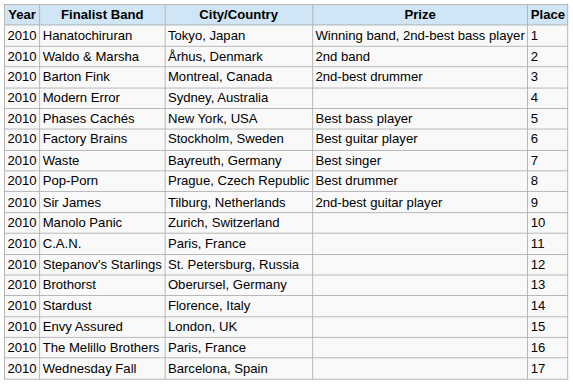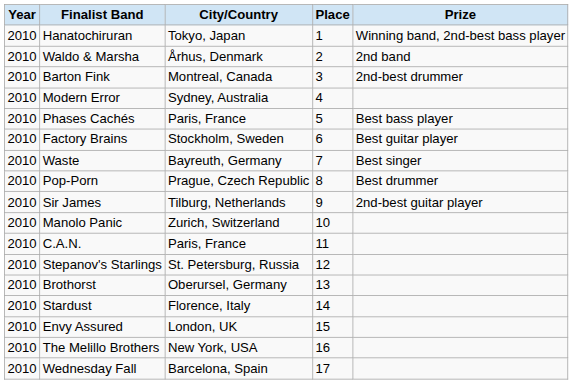columns swapped: (548, 14) <-> (420, 14)
(213, 118) New York, USA -> (207, 118) Paris, France
(207, 347) Paris, France -> (213, 347) New York, USA
